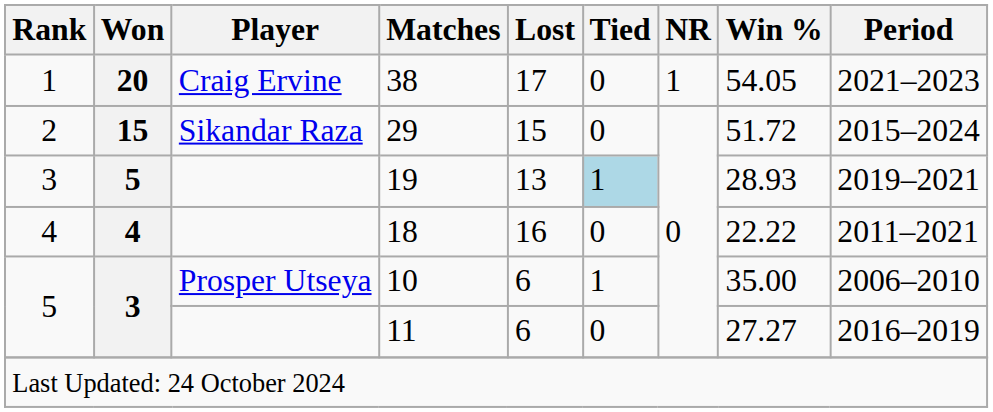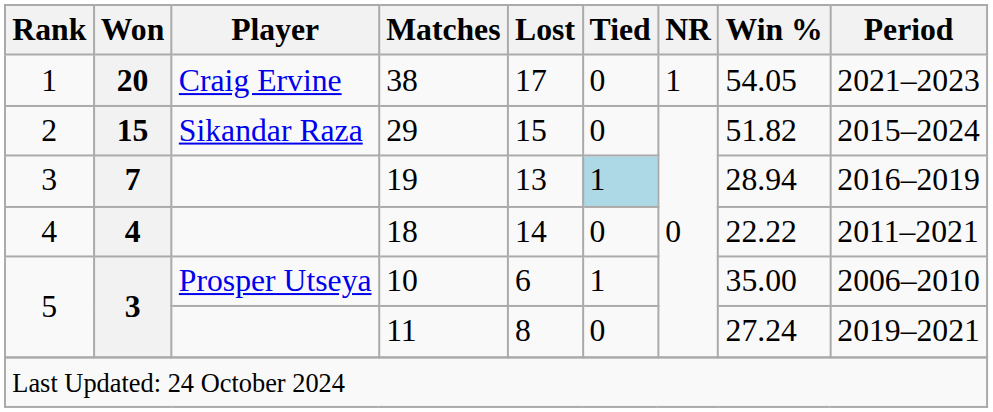(761, 130) 51.72 -> (761, 130) 51.82
(133, 180) 5 -> (133, 180) 7
(761, 180) 28.93 -> (761, 180) 28.94
(909, 180) 2019–2021 -> (909, 180) 2016–2019
(531, 230) 16 -> (531, 230) 14
(523, 331) 6 -> (523, 331) 8
(761, 331) 27.27 -> (761, 331) 27.24
(909, 331) 2016–2019 -> (909, 331) 2019–2021
